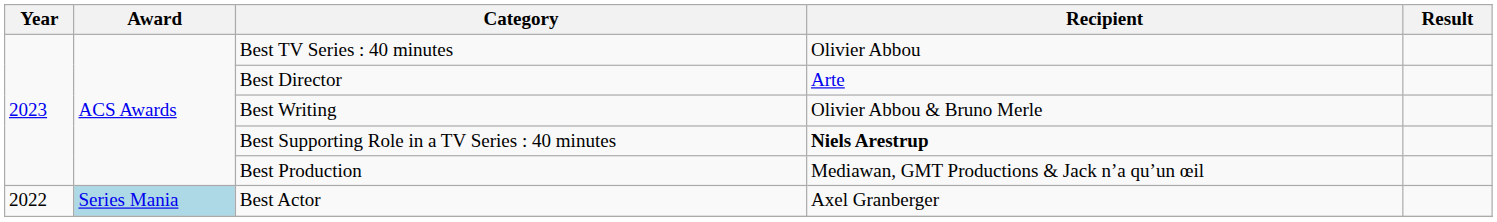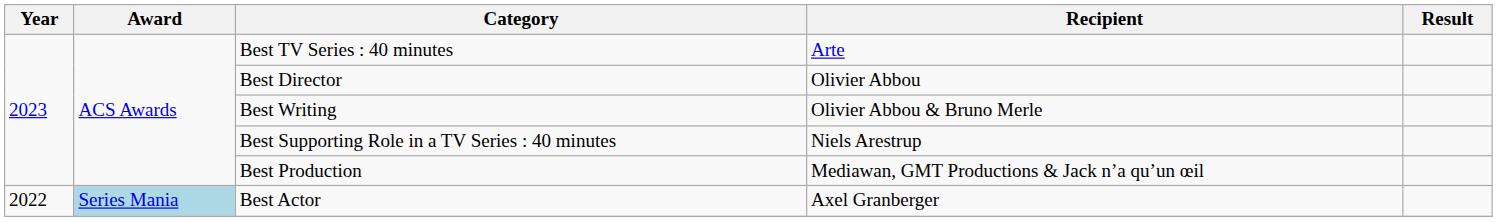(866, 49) Olivier Abbou -> (828, 49) Arte
(828, 79) Arte -> (866, 79) Olivier Abbou
(870, 140) bold -> (866, 140) normal
